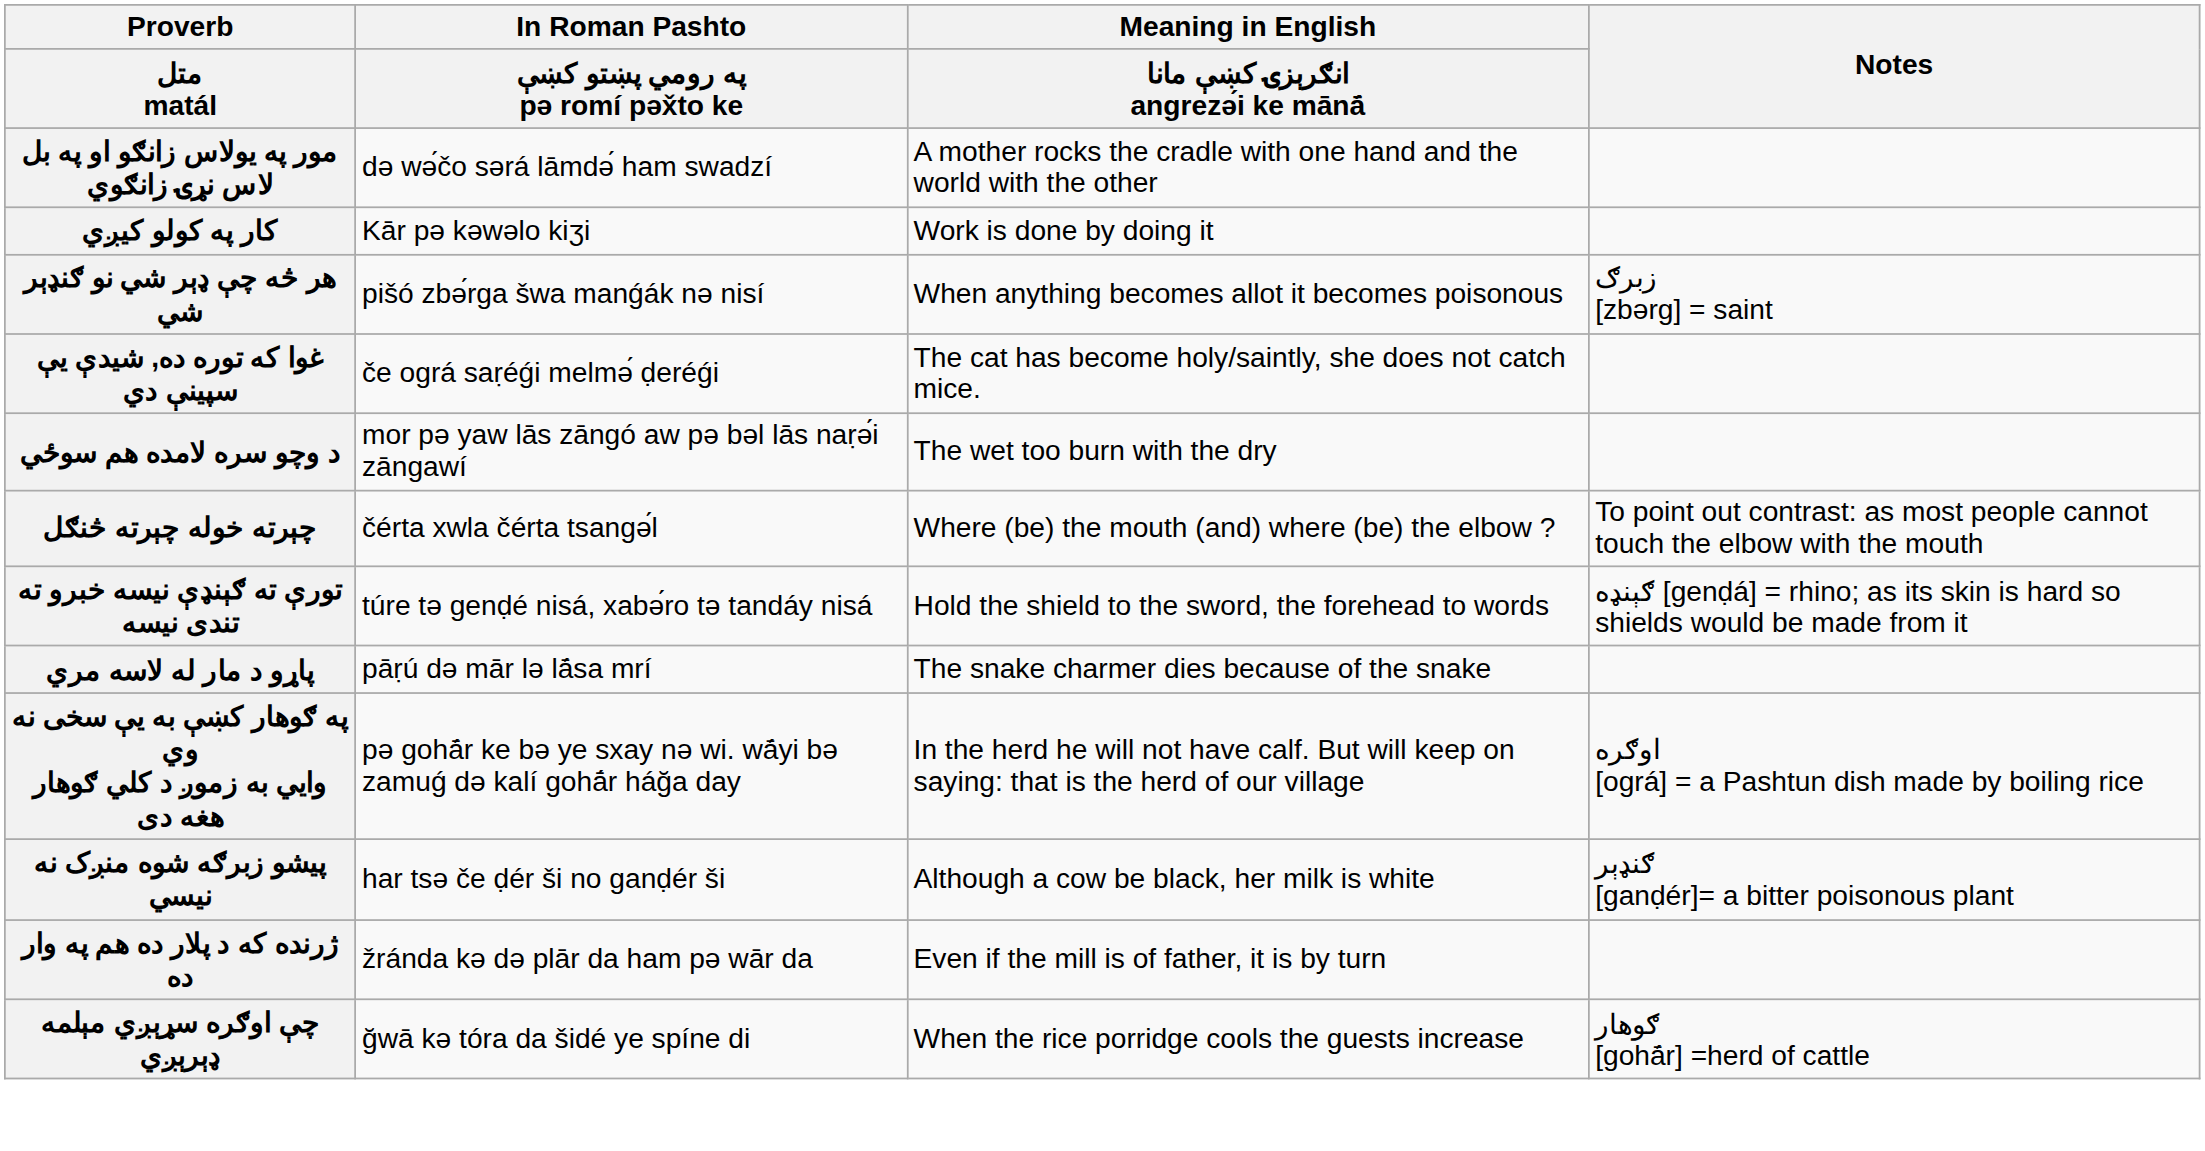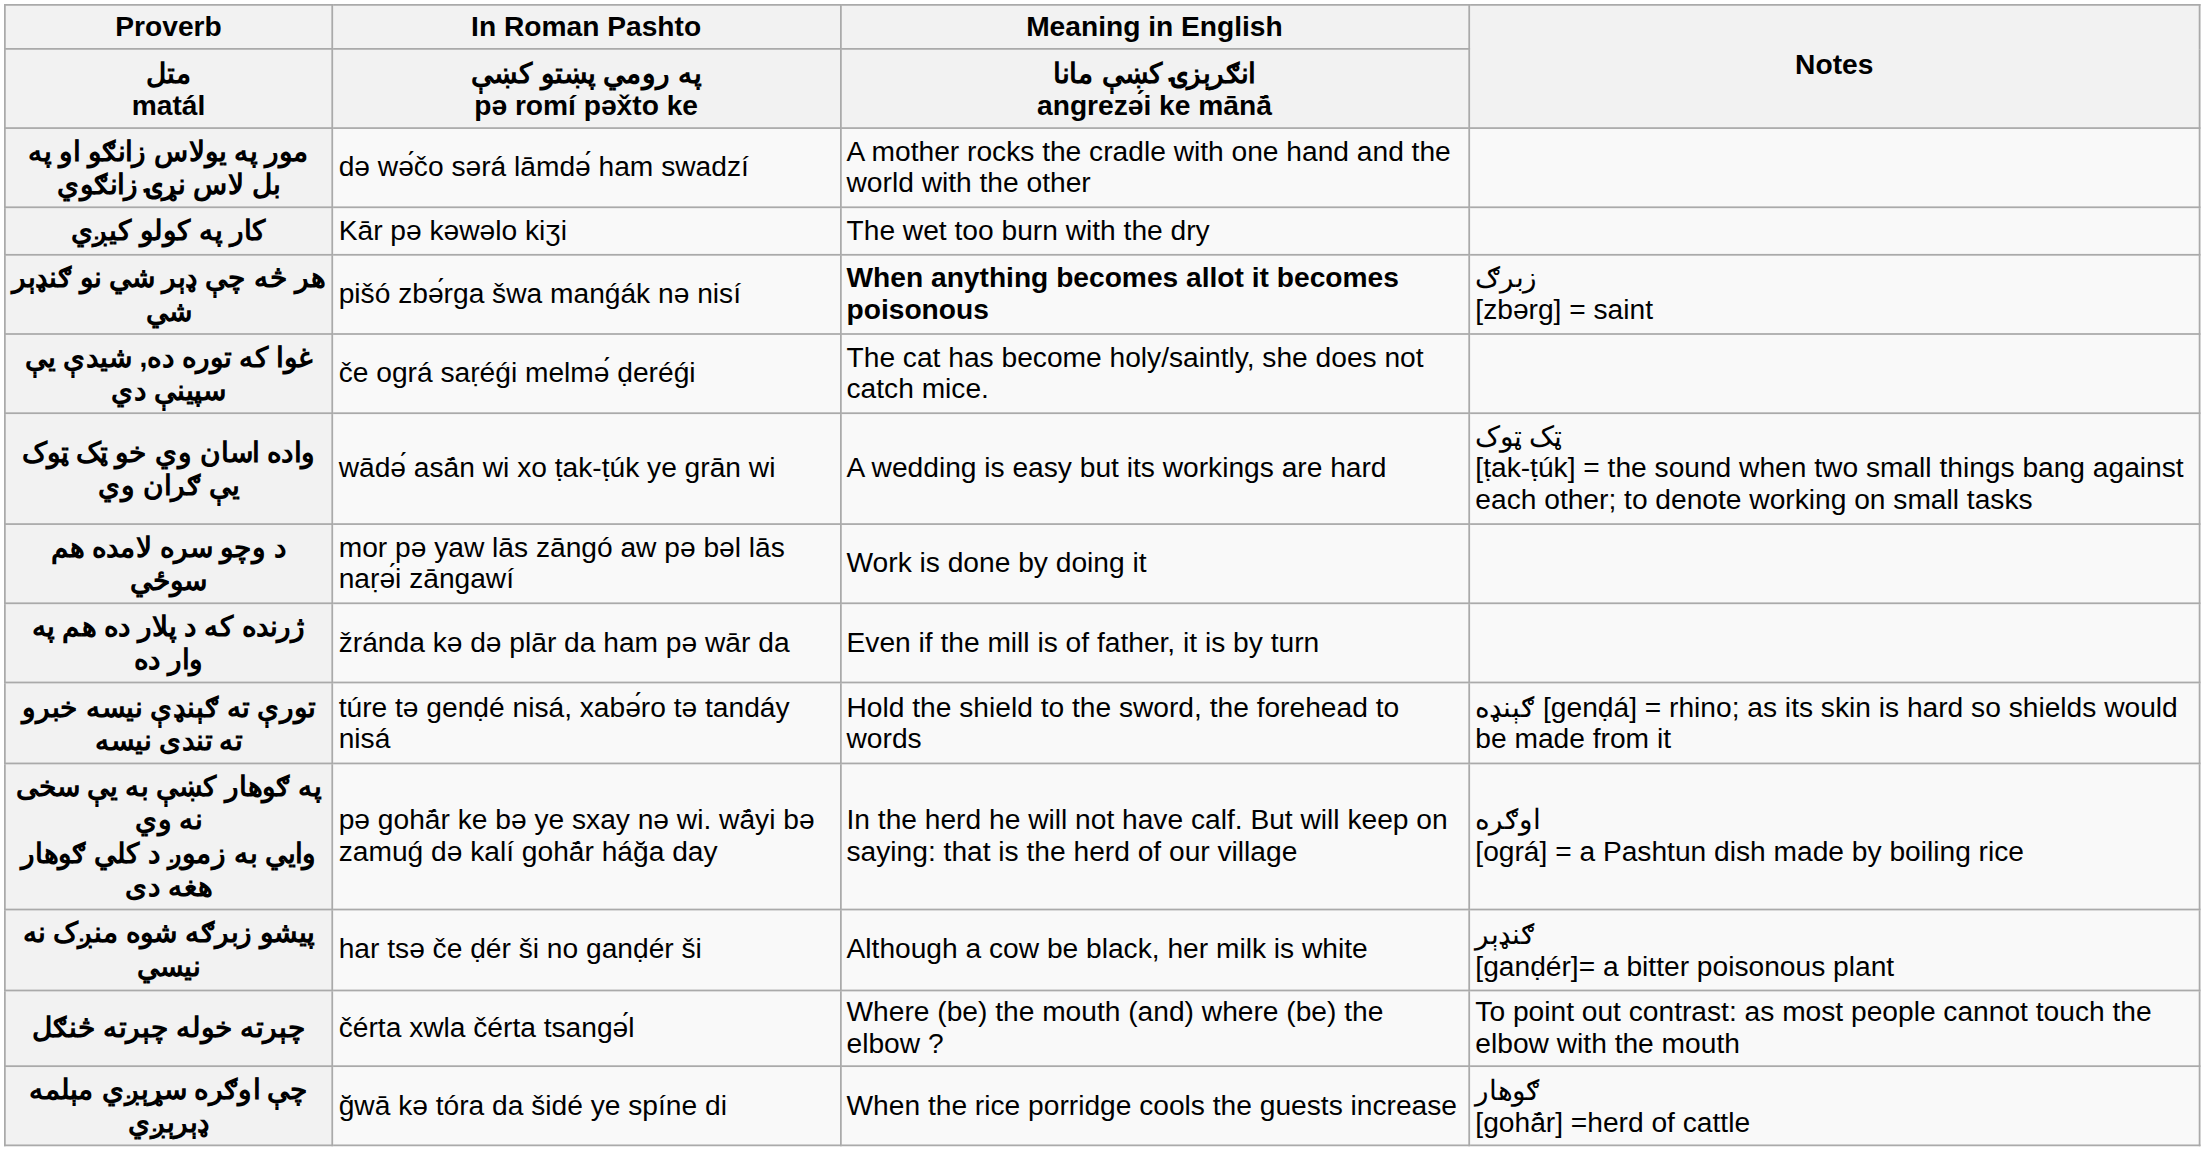(1064, 230) Work is done by doing it -> (1028, 230) The wet too burn with the dry
(1238, 293) normal -> (1123, 293) bold
+ row: (169, 469)
(1095, 451) The wet too burn with the dry -> (997, 562) Work is done by doing it
rows swapped: (180, 959) <-> (180, 528)
- row: (180, 669)
